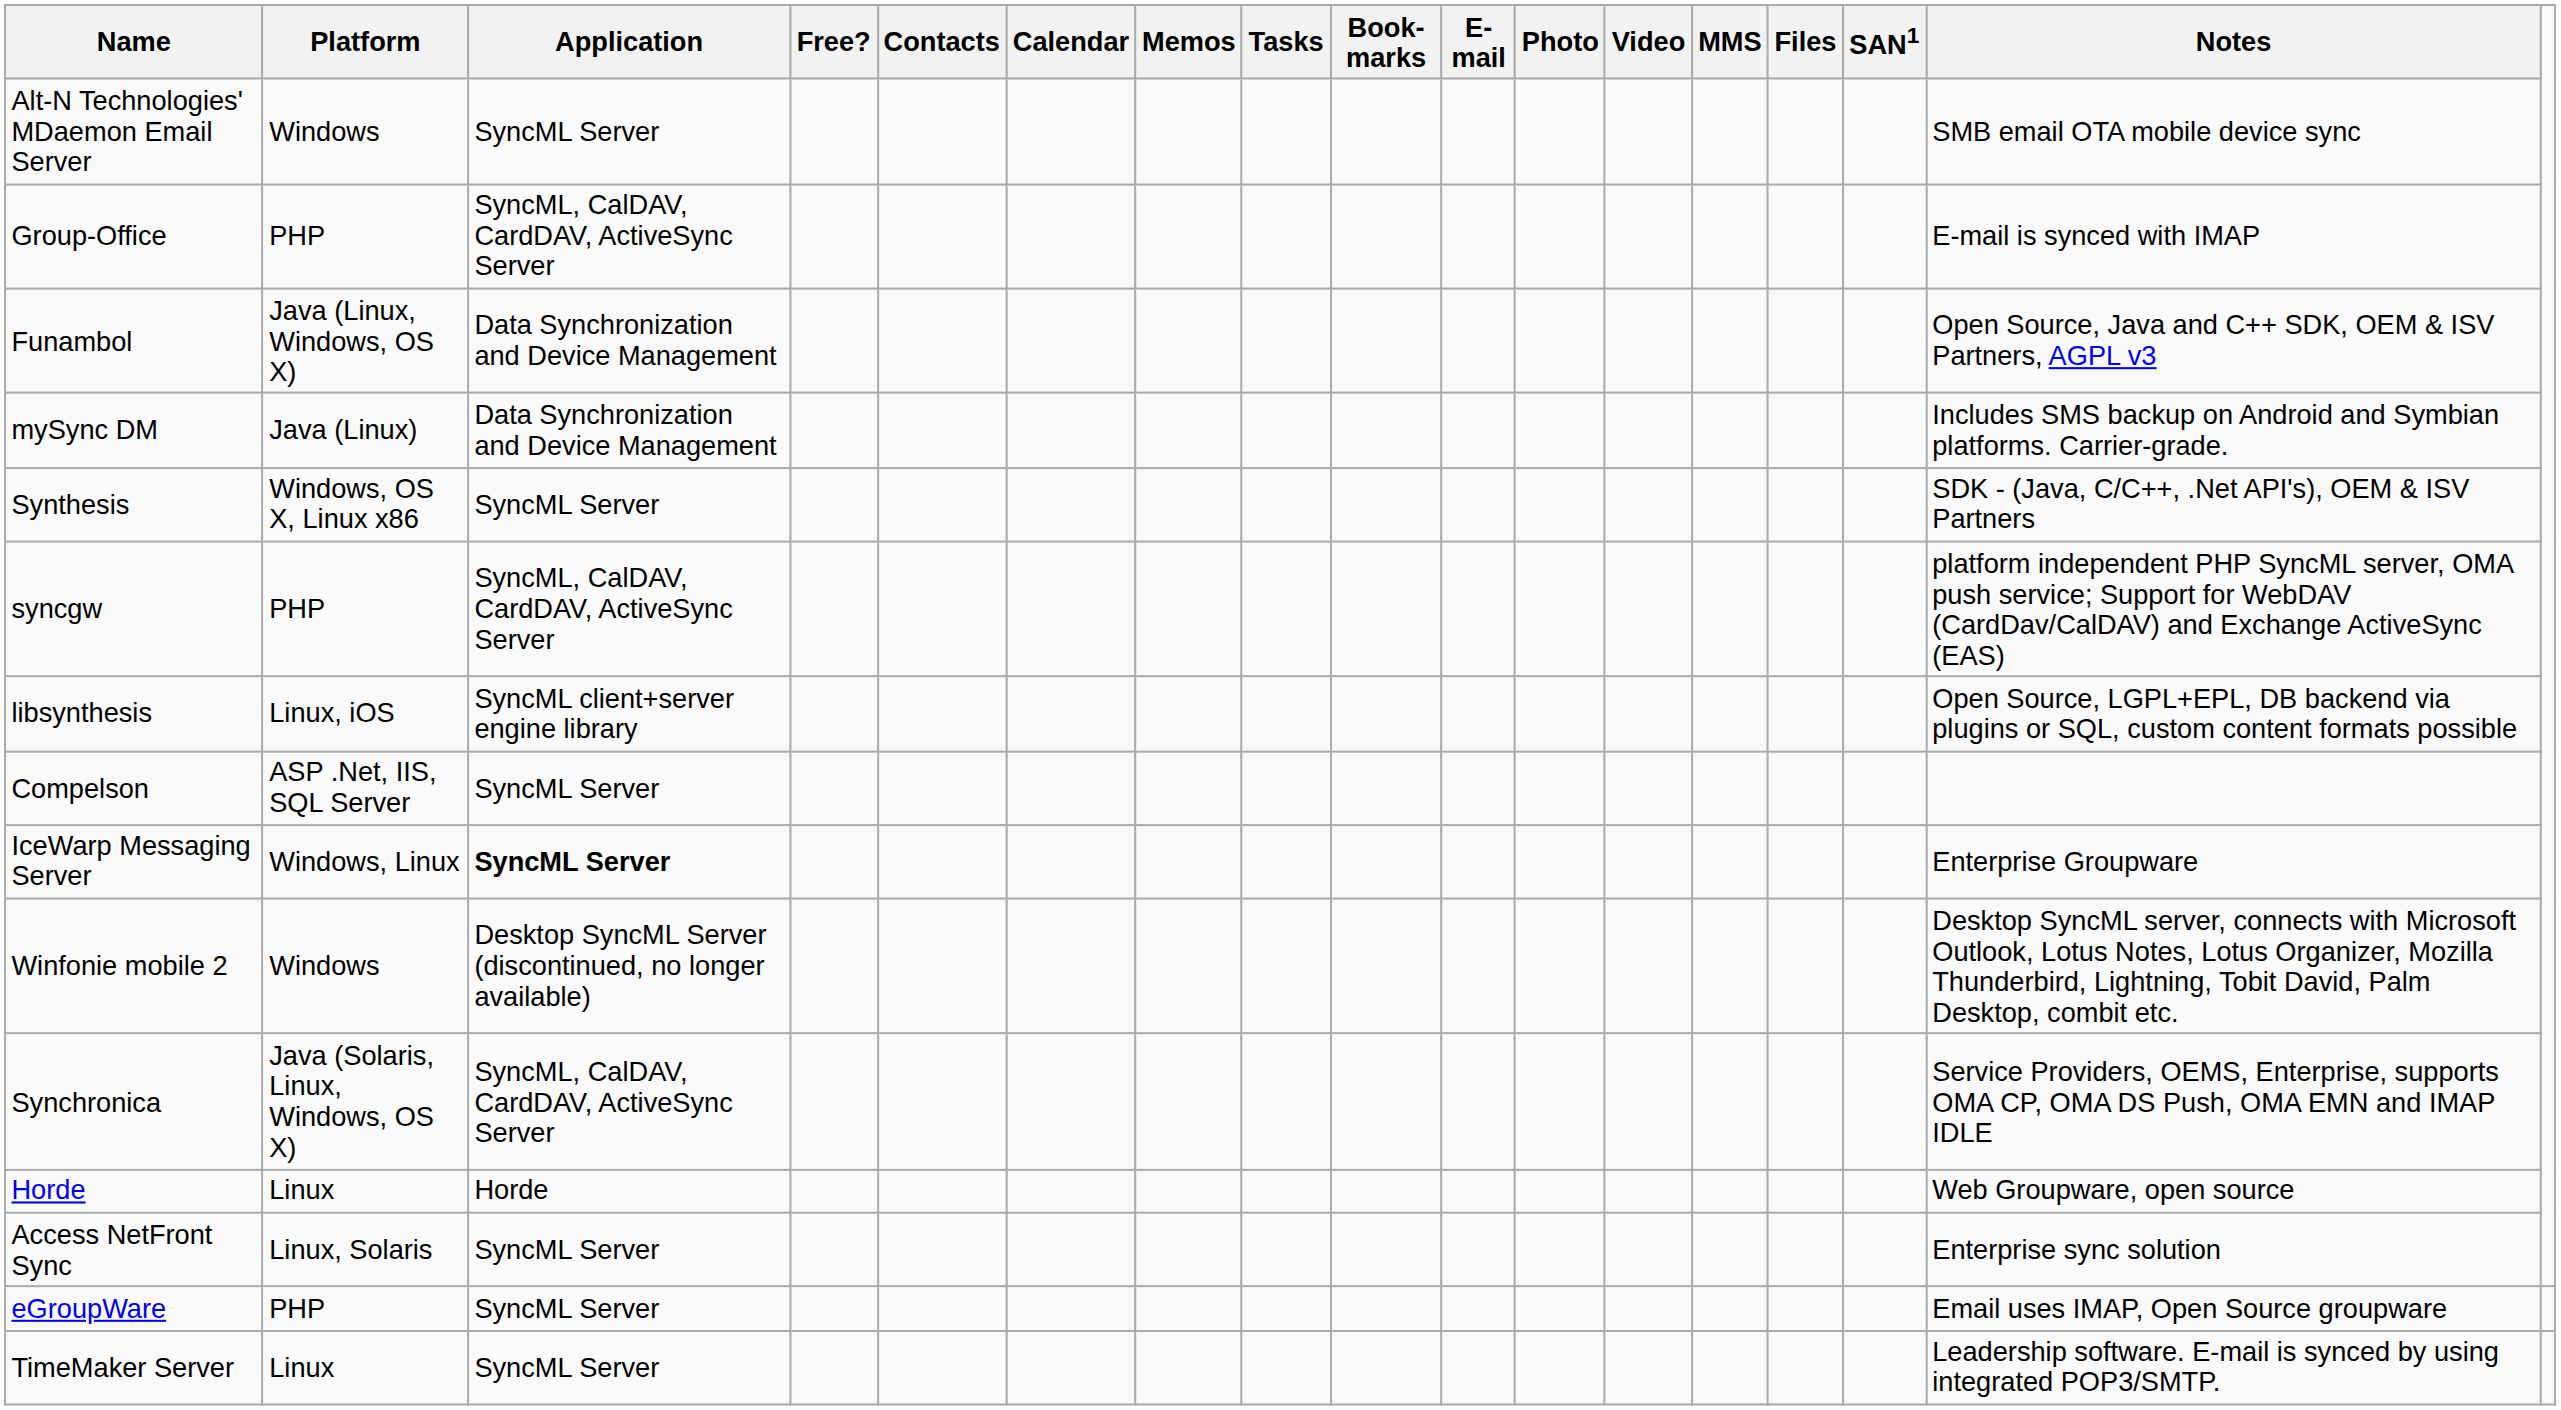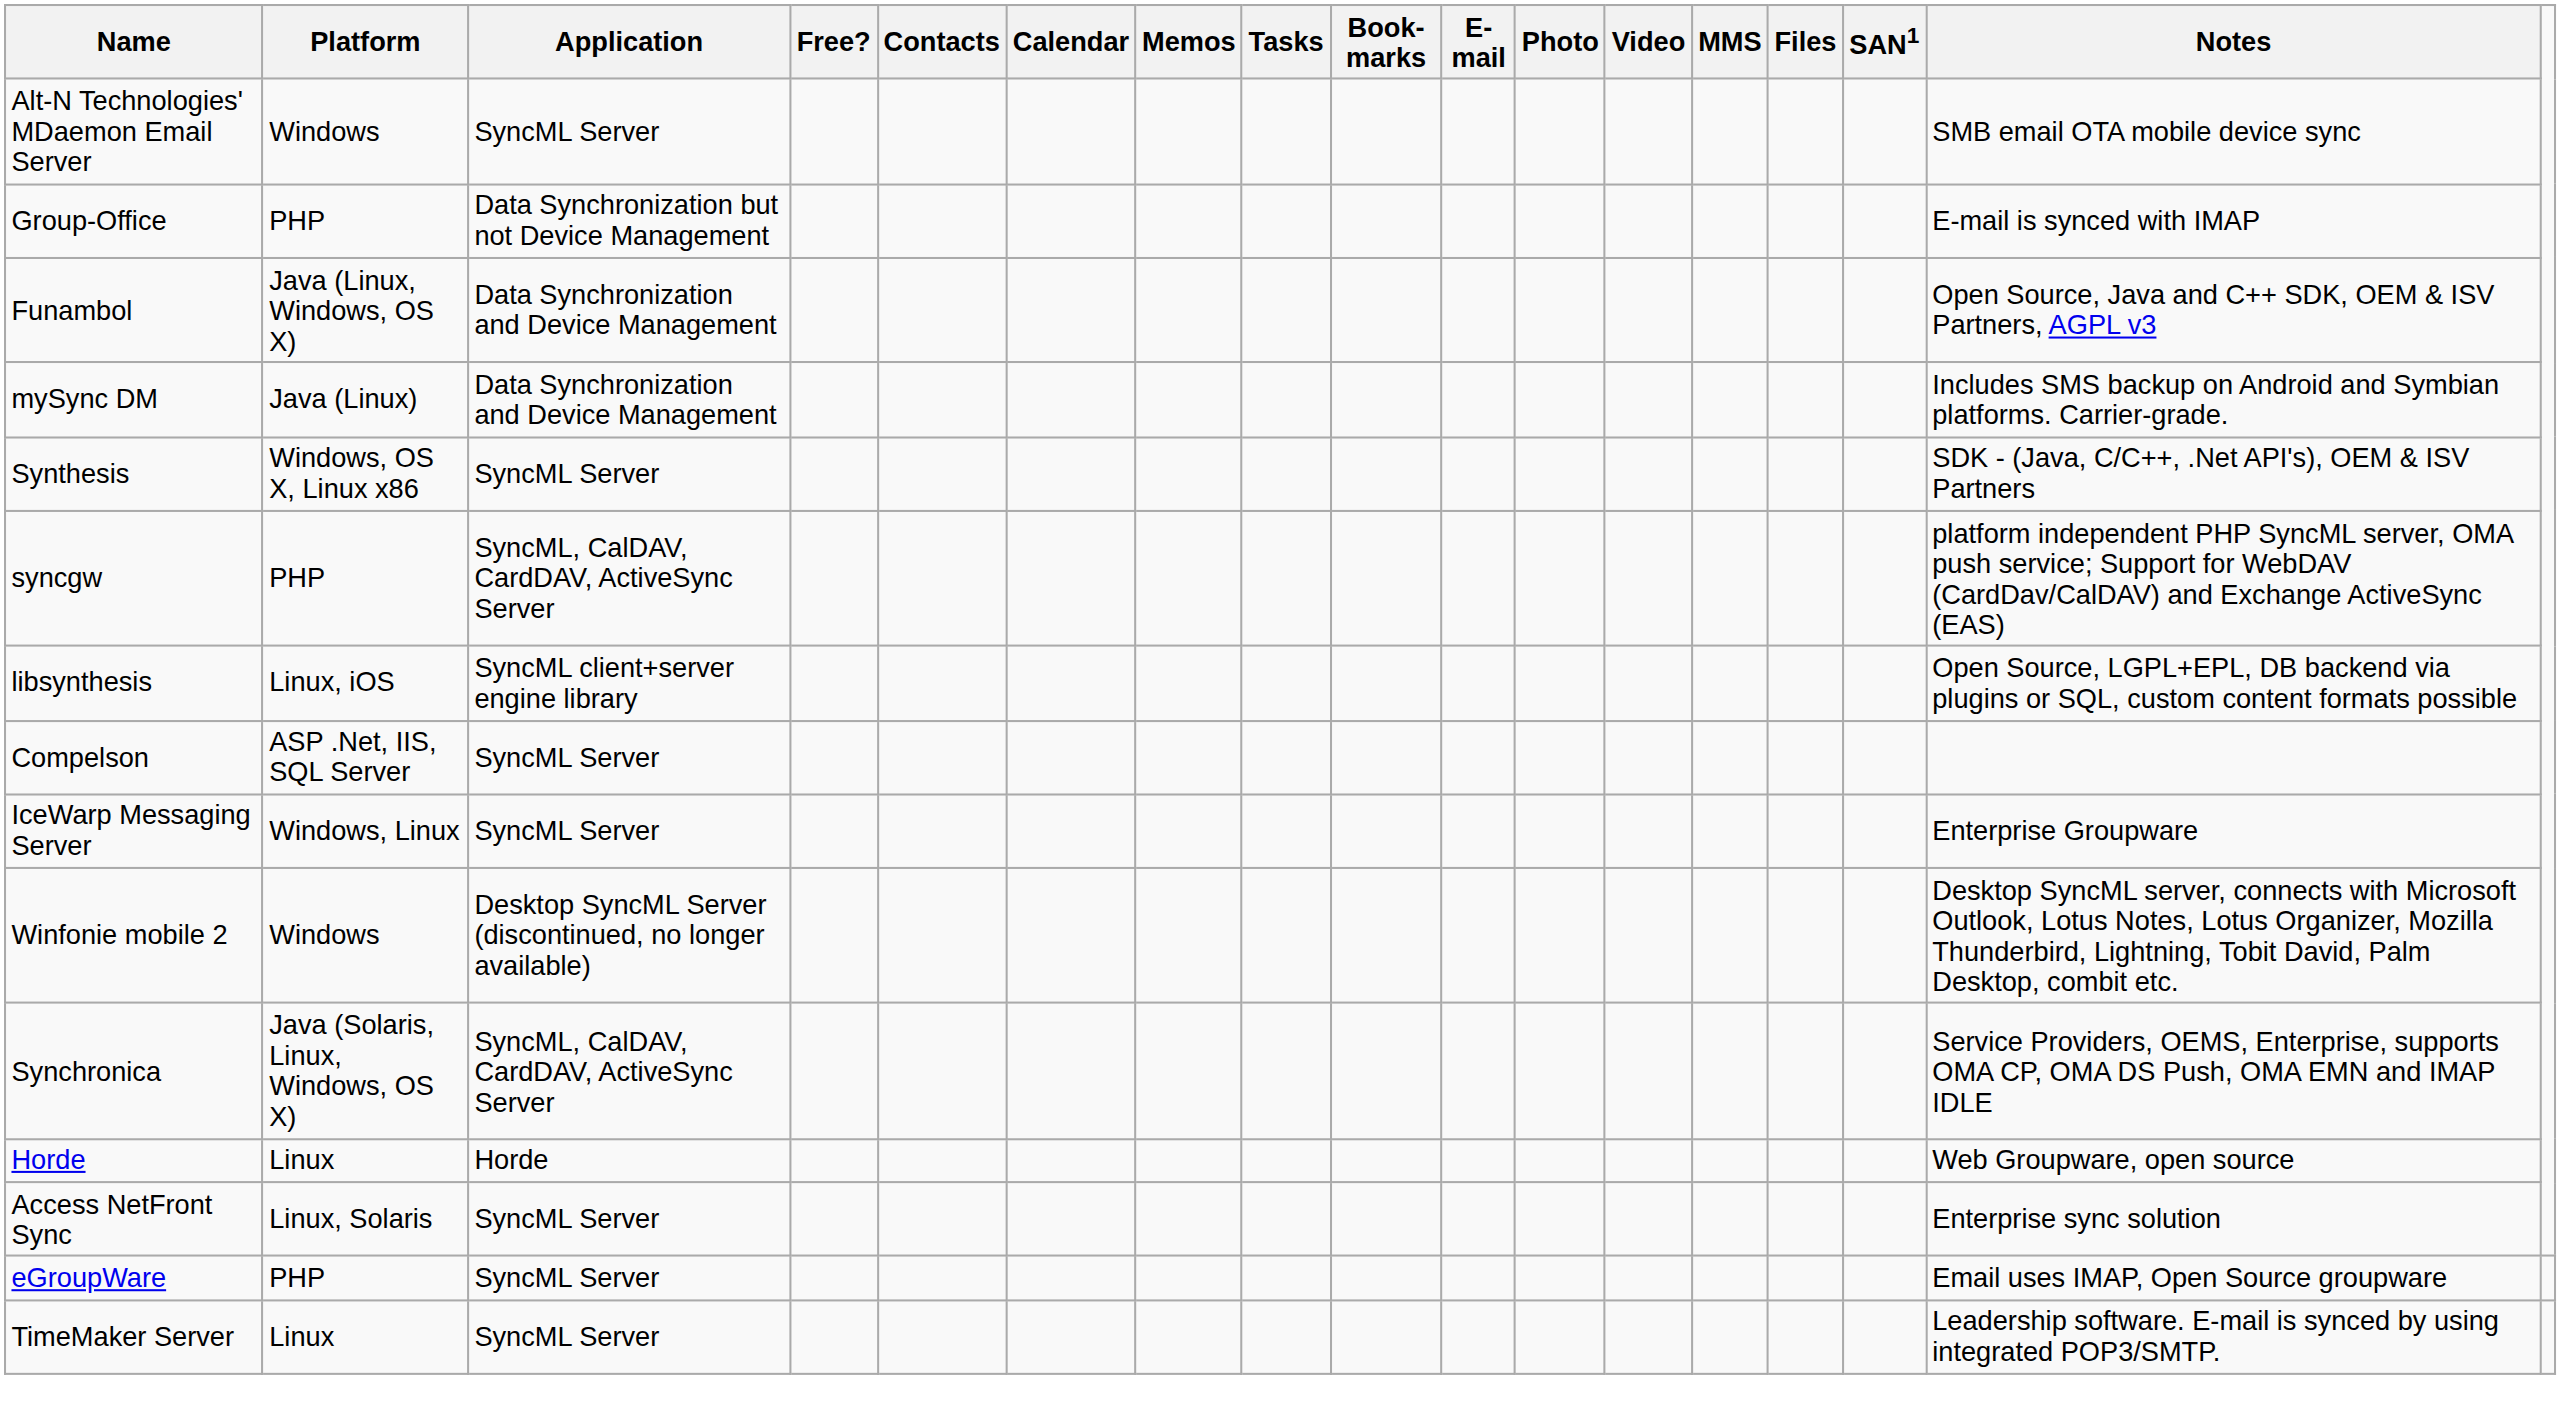(604, 236) SyncML, CalDAV, CardDAV, ActiveSync Server -> (626, 221) Data Synchronization but not Device Management
(572, 862) bold -> (567, 831) normal
